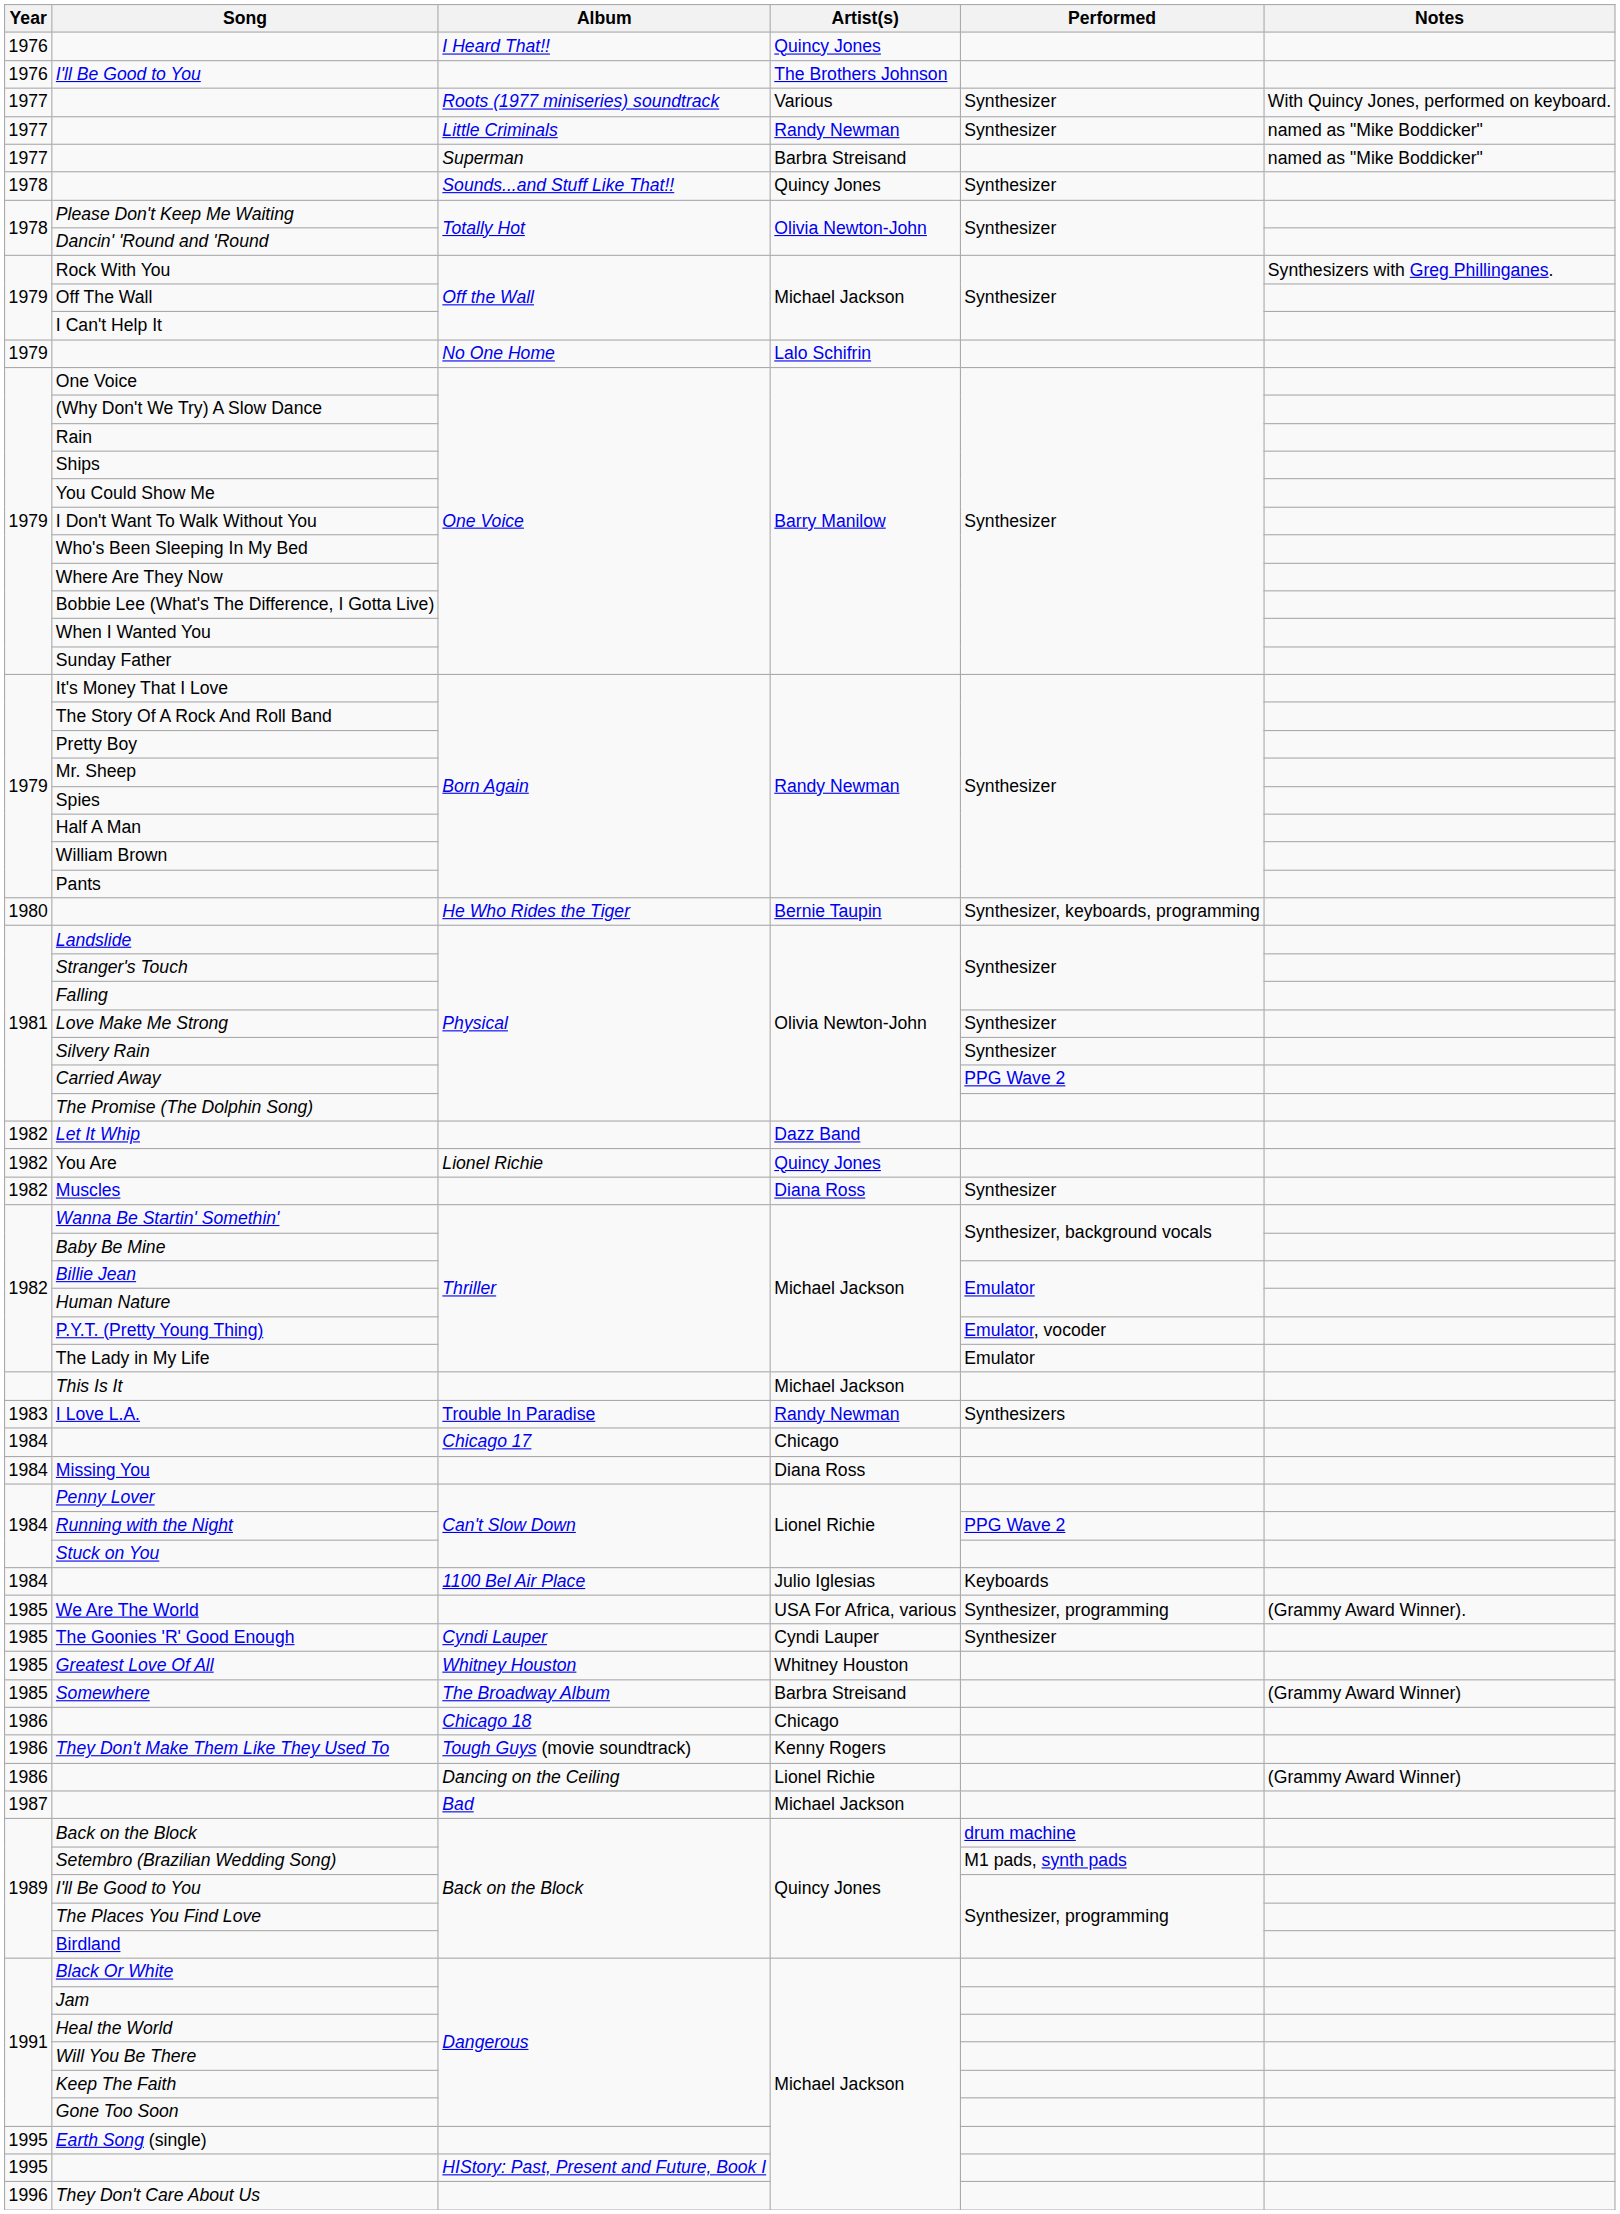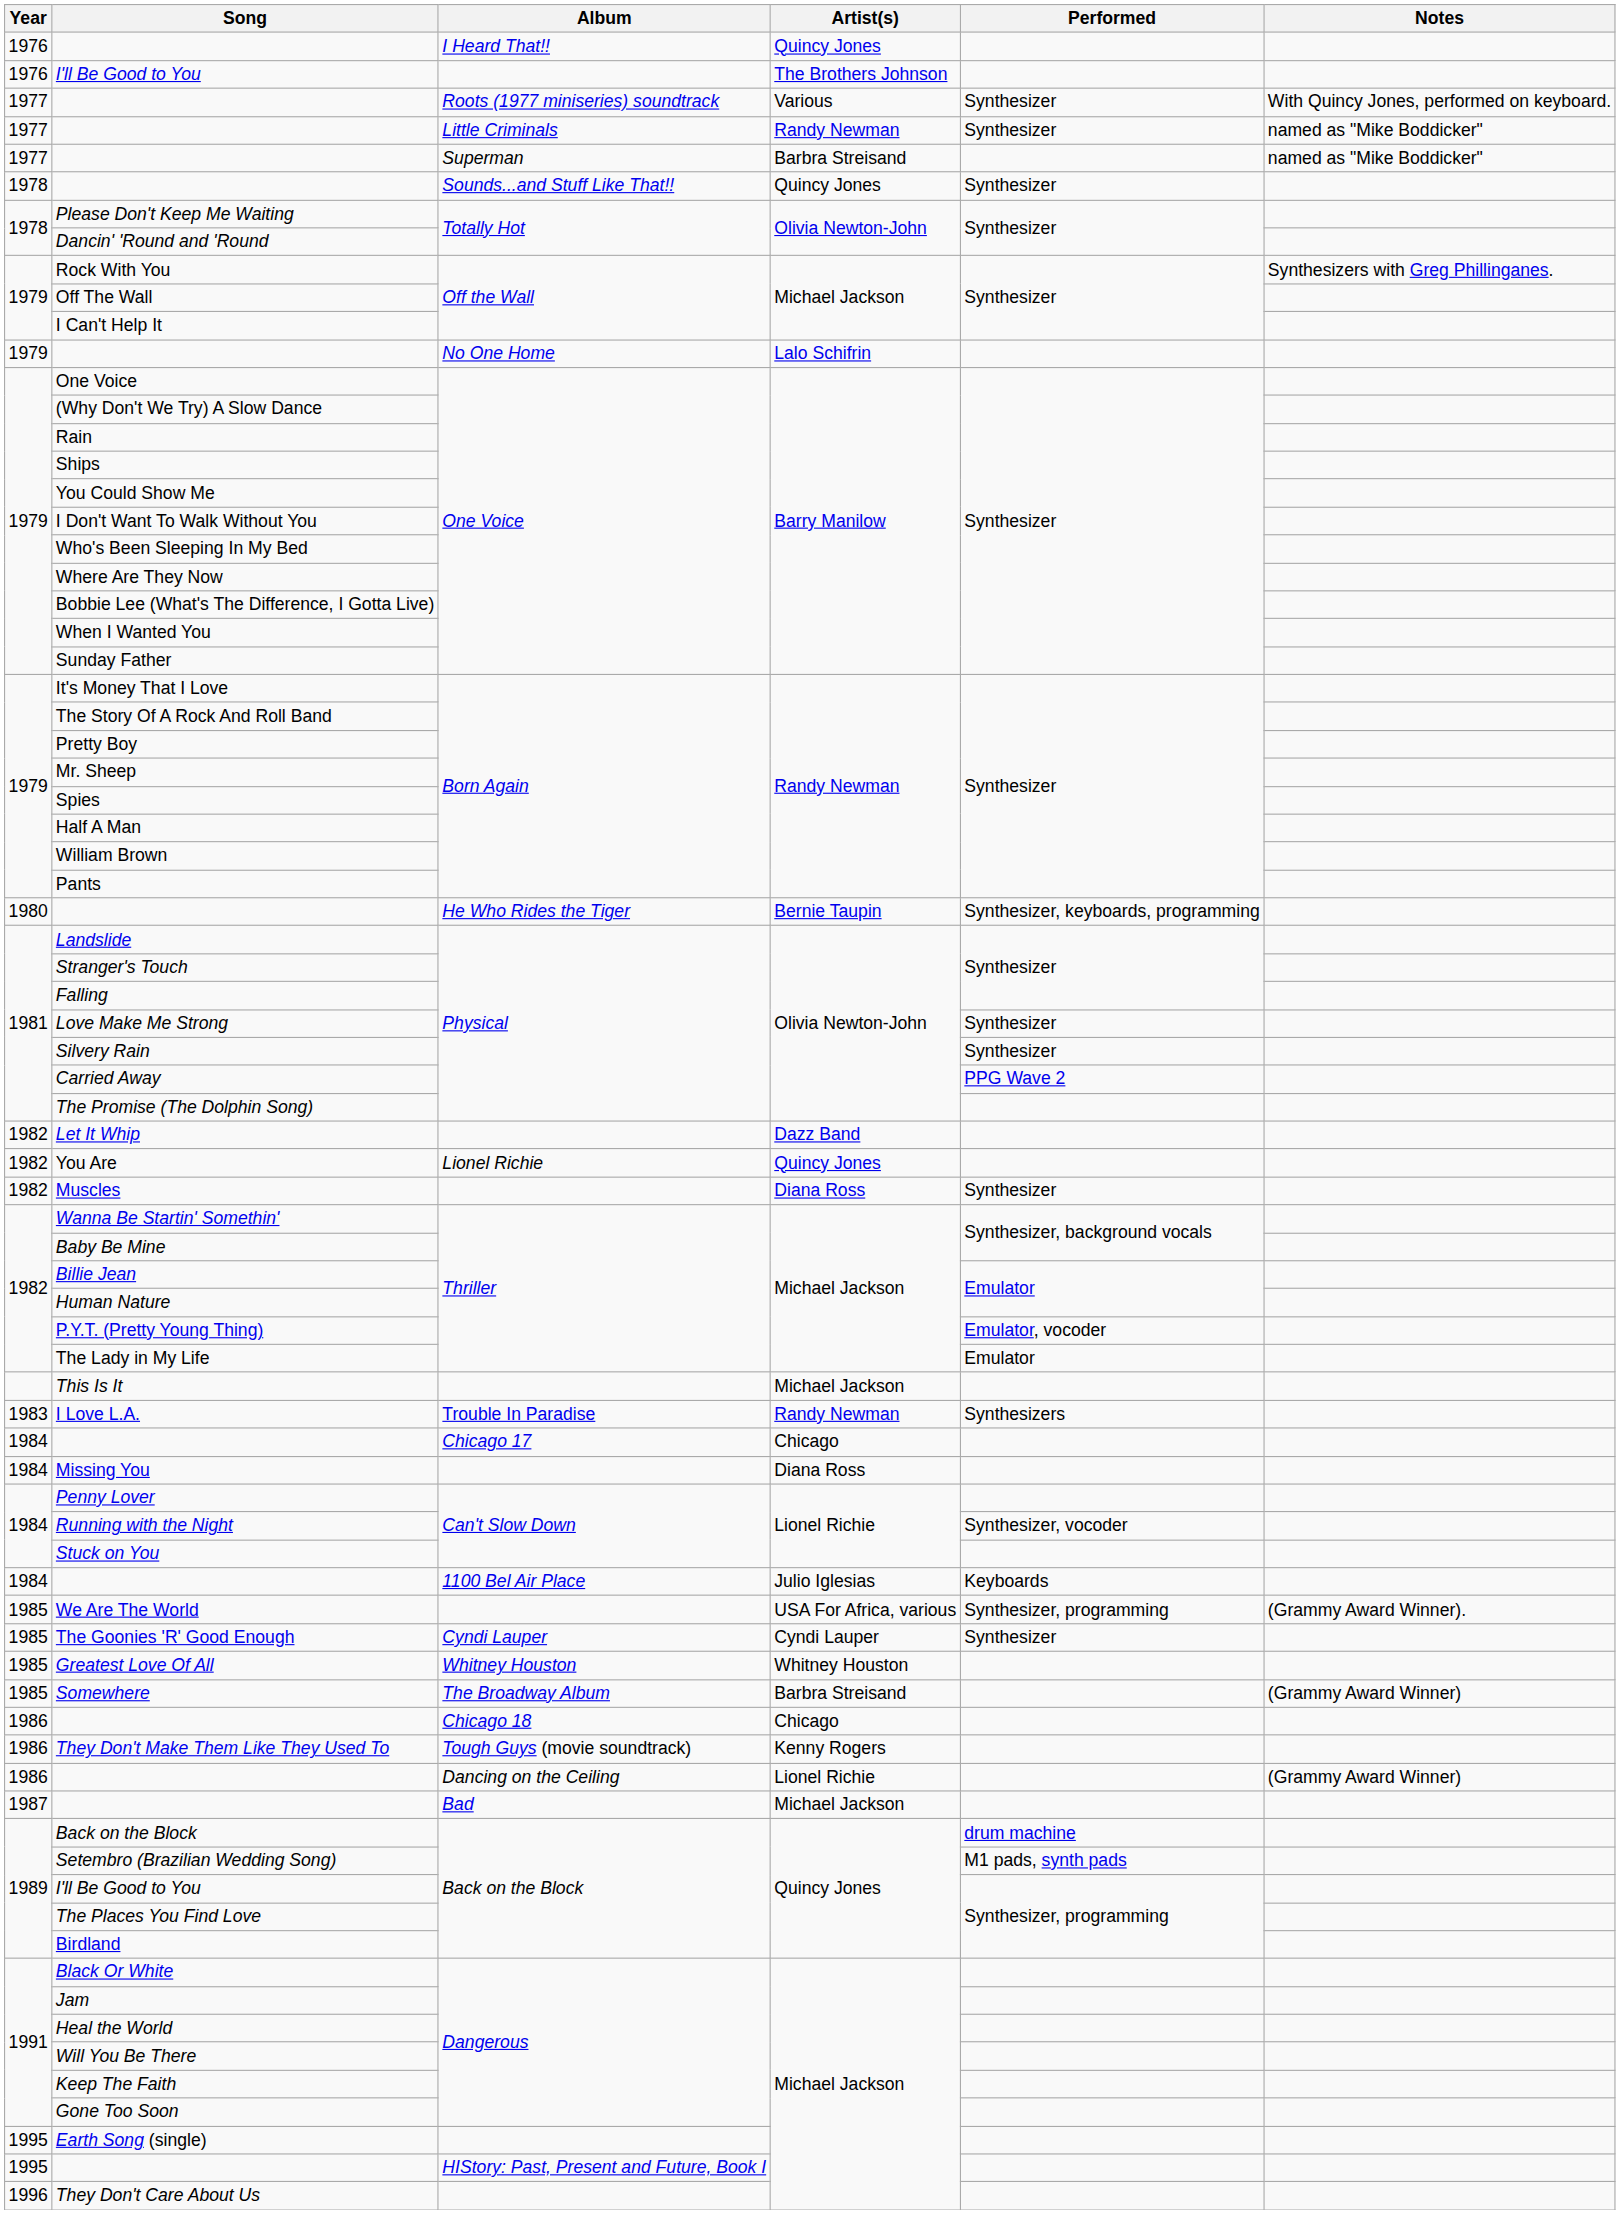(1015, 1525) PPG Wave 2 -> (1046, 1525) Synthesizer, vocoder
